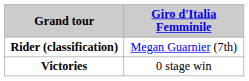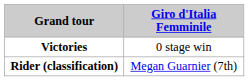rows swapped: (64, 47) <-> (64, 66)
